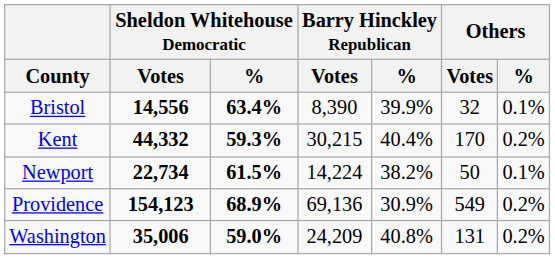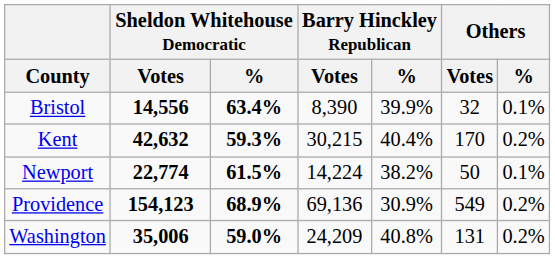(161, 140) 44,332 -> (161, 140) 42,632
(161, 172) 22,734 -> (161, 172) 22,774
